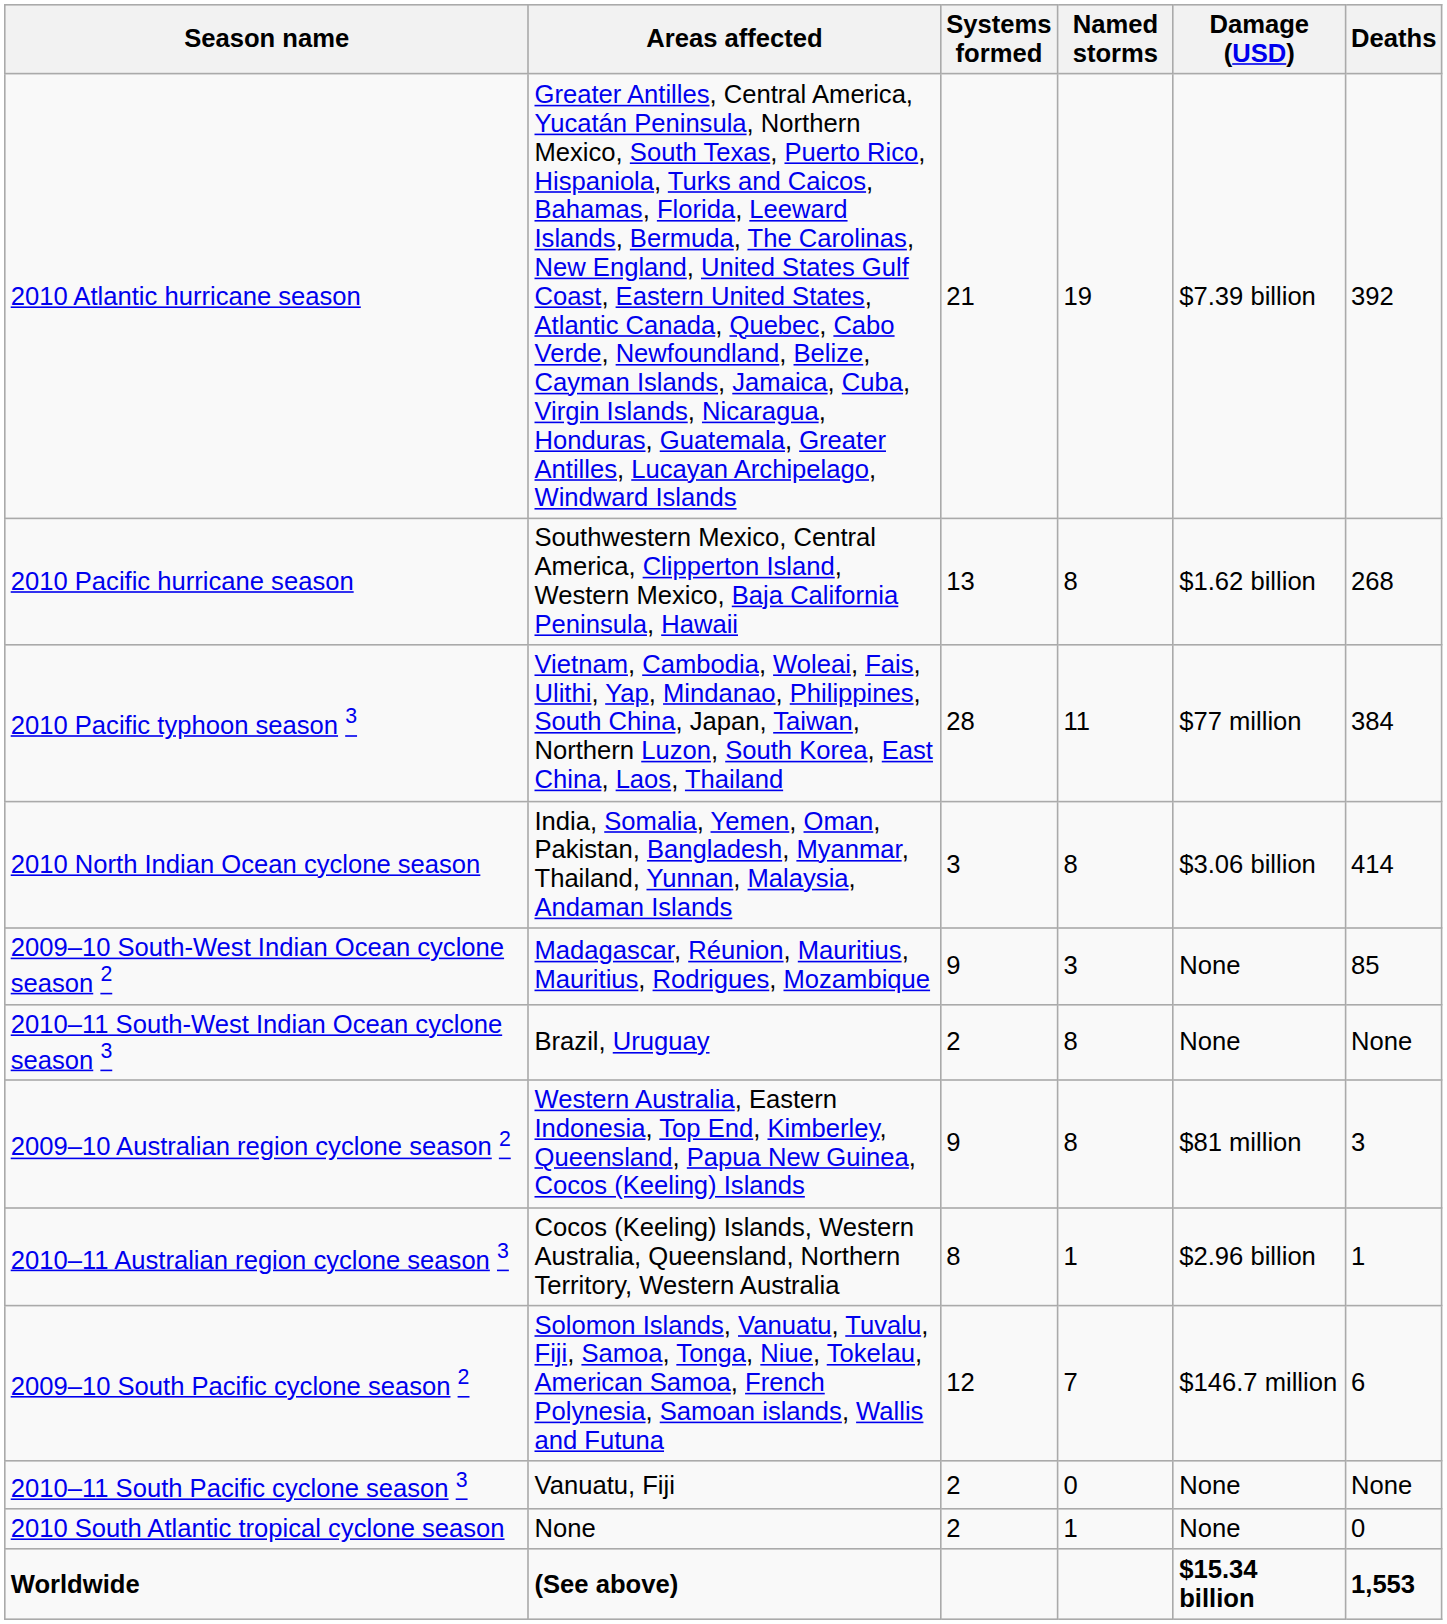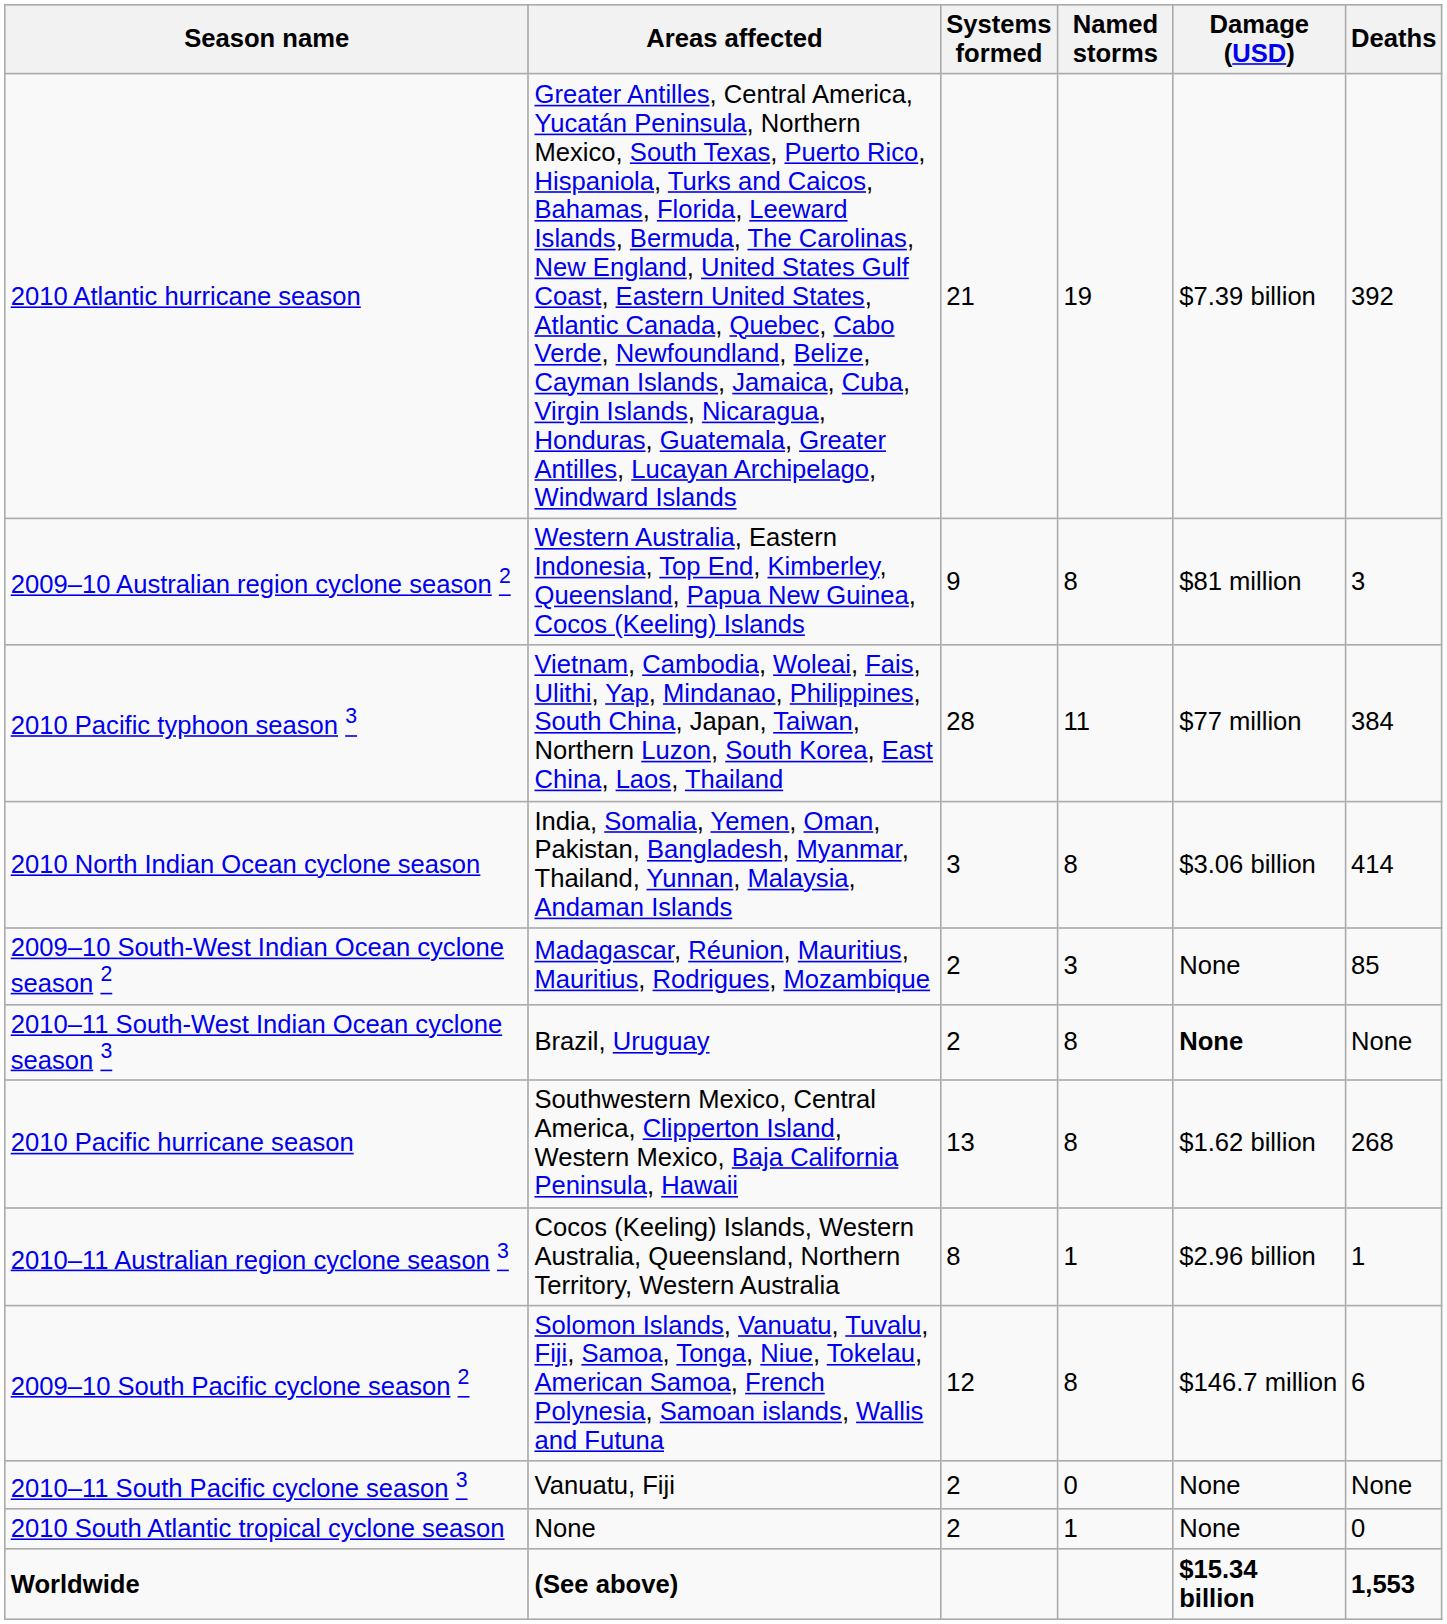rows swapped: (182, 581) <-> (261, 1143)
(953, 965) 9 -> (953, 965) 2
(1210, 1041) normal -> (1211, 1041) bold
(1071, 1383) 7 -> (1071, 1383) 8
